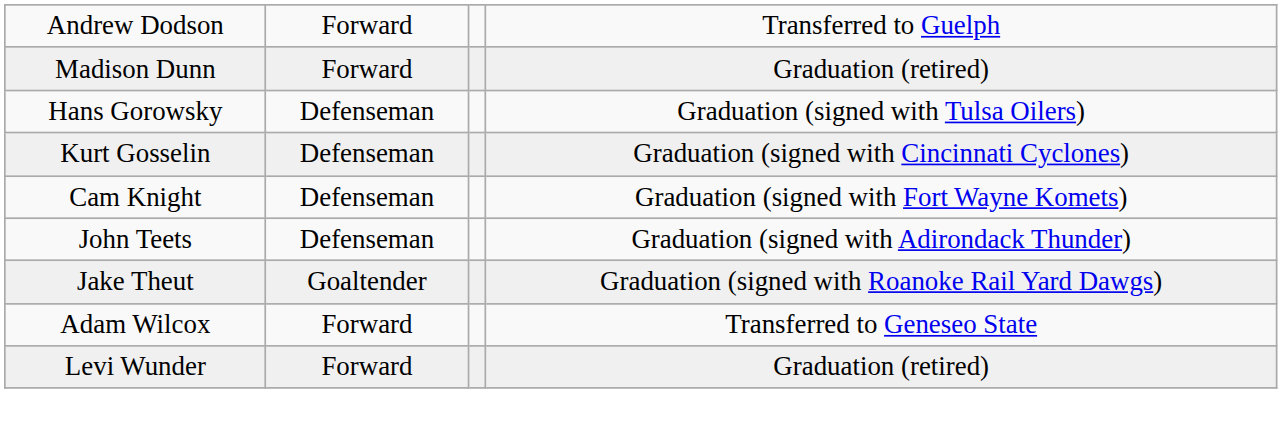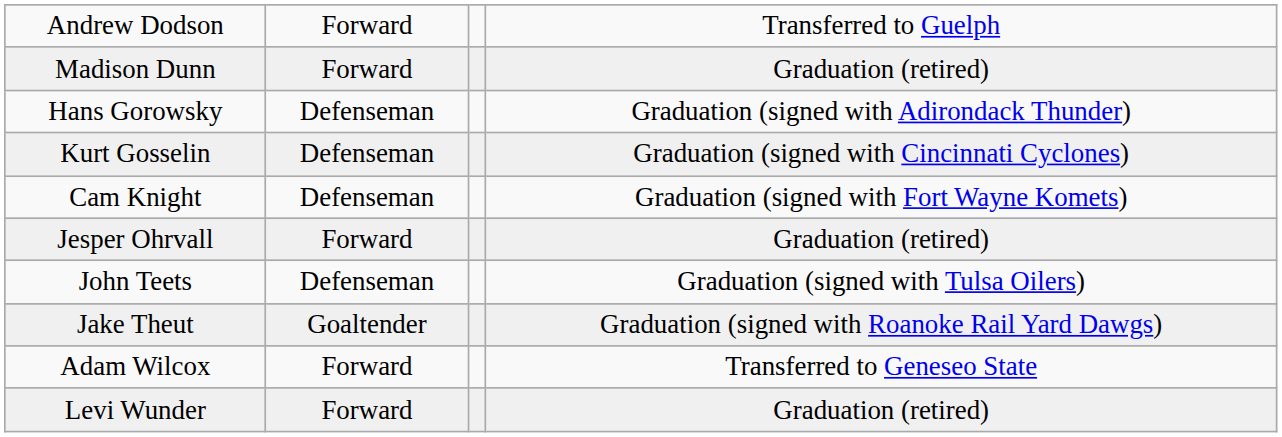(881, 111) Graduation (signed with Tulsa Oilers) -> (881, 111) Graduation (signed with Adirondack Thunder)
+ row: (135, 238)
(881, 238) Graduation (signed with Adirondack Thunder) -> (881, 281) Graduation (signed with Tulsa Oilers)
